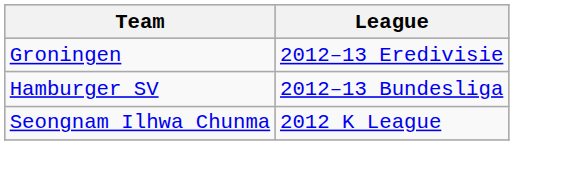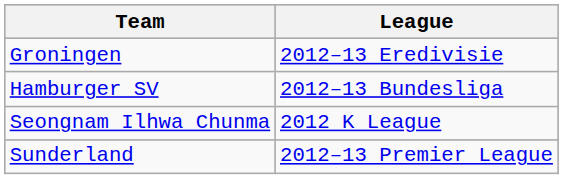+ row: (72, 156)
